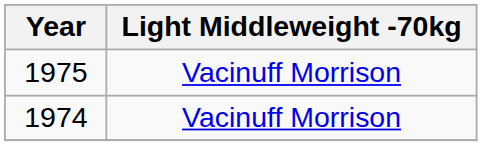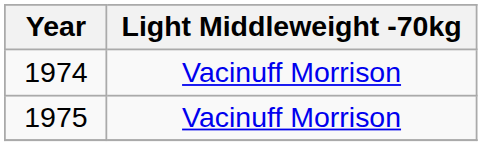rows swapped: (56, 117) <-> (56, 72)
